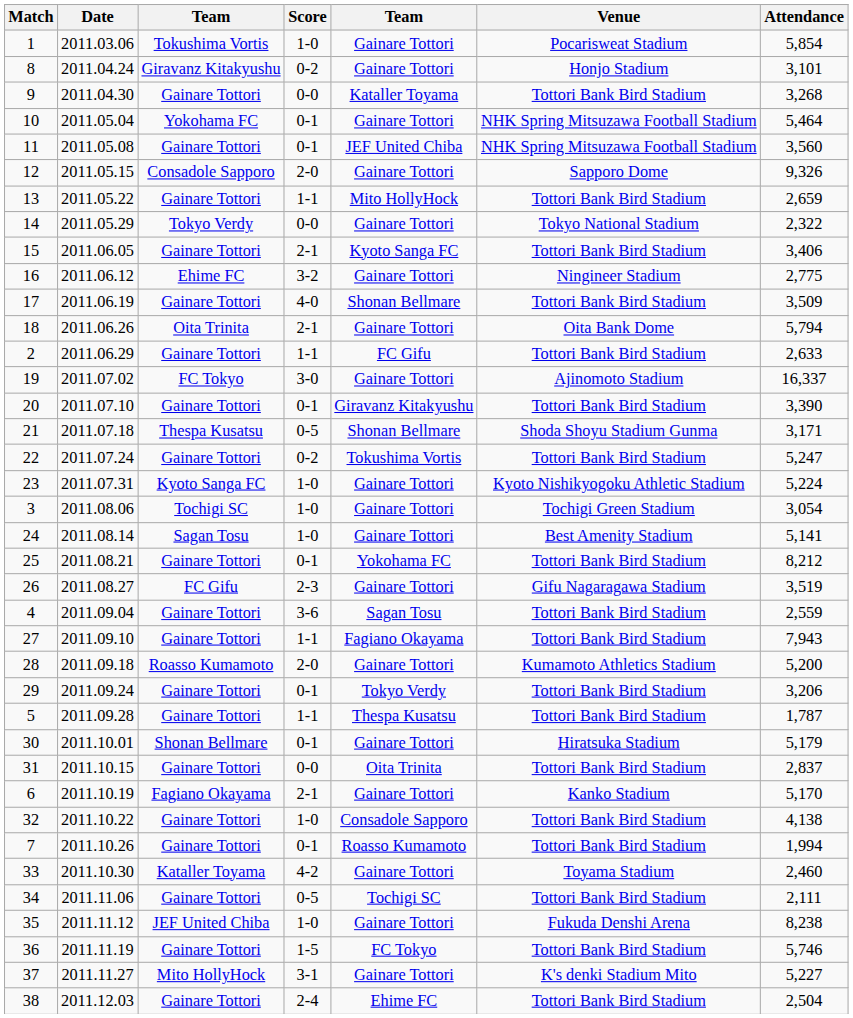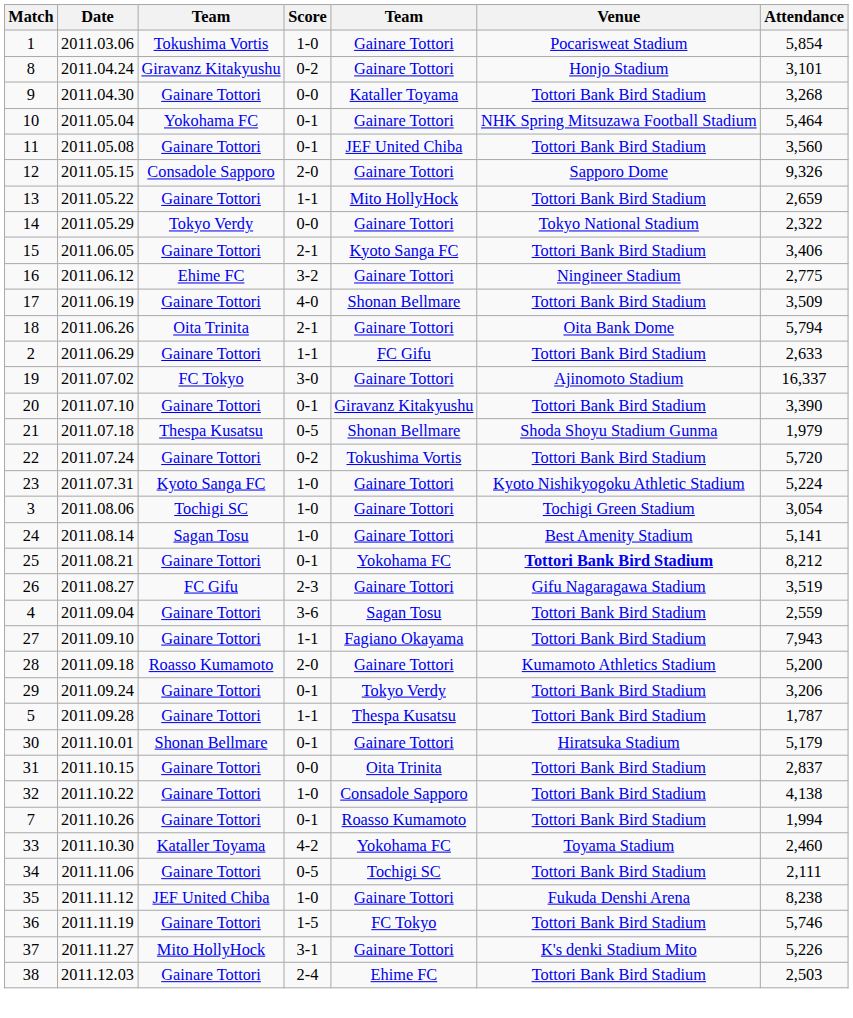(619, 146) NHK Spring Mitsuzawa Football Stadium -> (619, 146) Tottori Bank Bird Stadium
(804, 431) 3,171 -> (804, 431) 1,979
(804, 457) 5,247 -> (804, 457) 5,720
(619, 560) normal -> (619, 560) bold
- row: (31, 793)
(404, 871) Gainare Tottori -> (404, 845) Yokohama FC
(804, 975) 5,227 -> (804, 949) 5,226
(804, 1000) 2,504 -> (804, 975) 2,503
